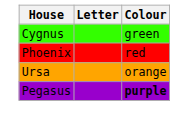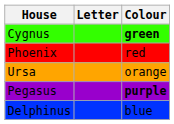(142, 34) normal -> (142, 34) bold
+ row: (39, 110)
